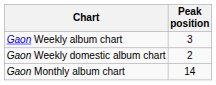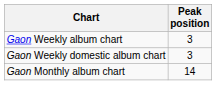(190, 55) 2 -> (190, 55) 3
